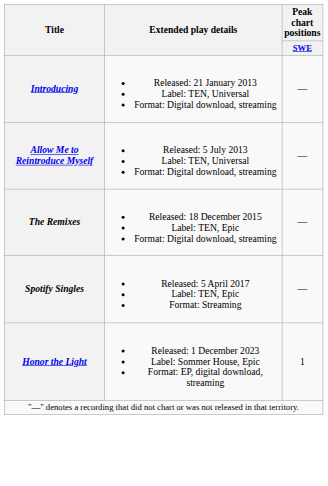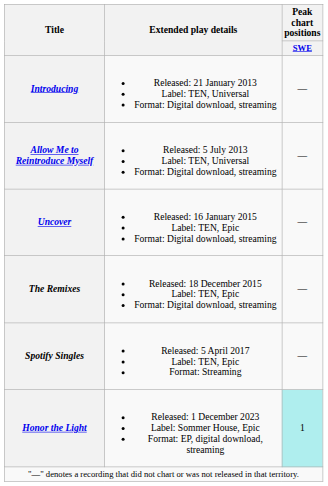+ row: (55, 222)
(302, 361) no background -> (302, 428) paleturquoise background
